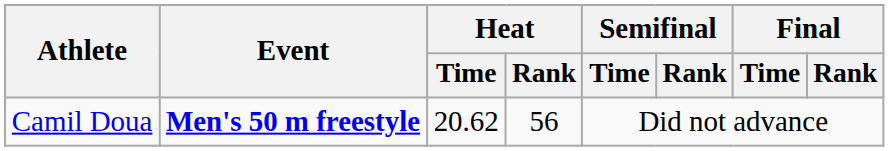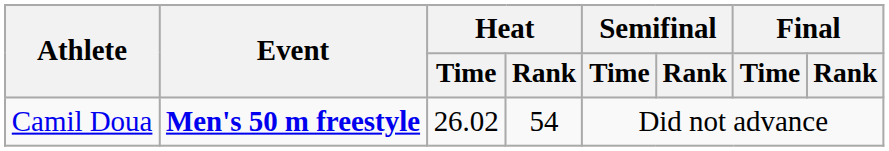(466, 121) 20.62 -> (466, 121) 26.02
(544, 121) 56 -> (544, 121) 54
